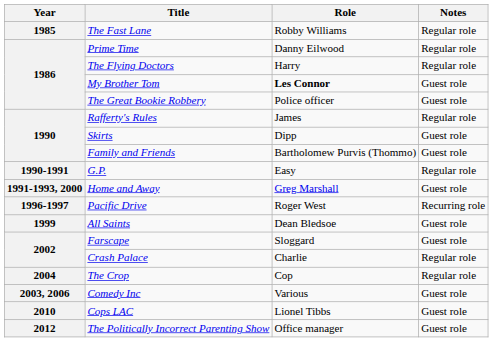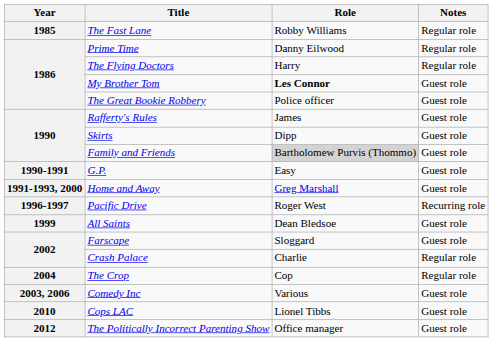(449, 118) Regular role -> (444, 118) Guest role
(345, 153) no background -> (345, 153) lightgrey background
(449, 170) Regular role -> (444, 170) Guest role
